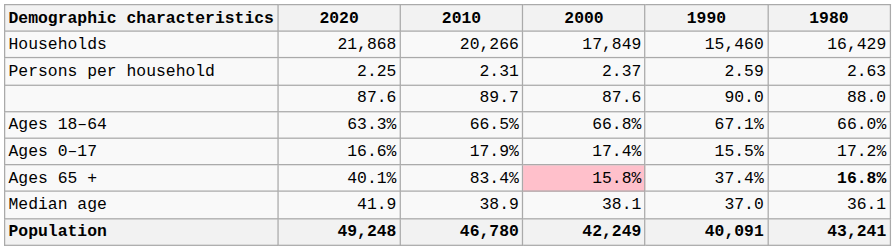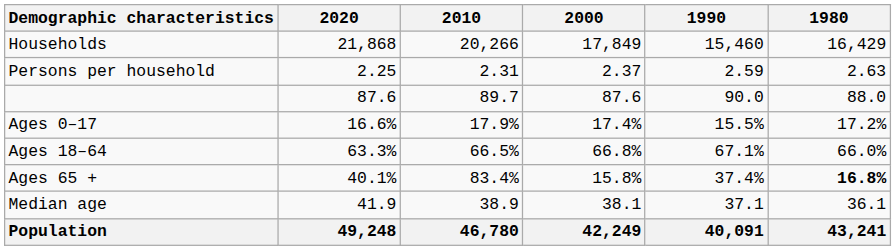rows swapped: (53, 151) <-> (58, 125)
(617, 178) pink background -> (617, 178) no background
(744, 205) 37.0 -> (744, 205) 37.1
